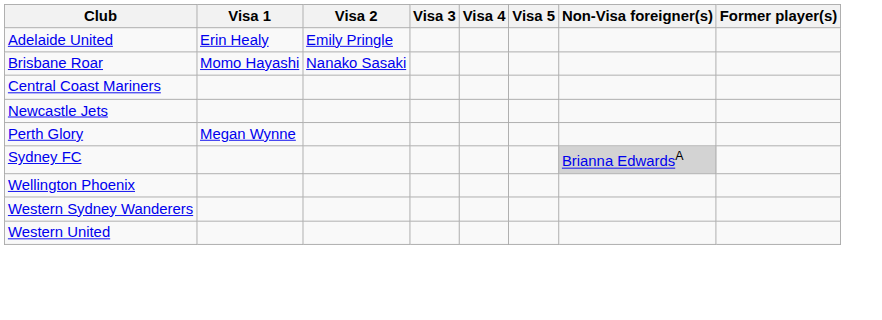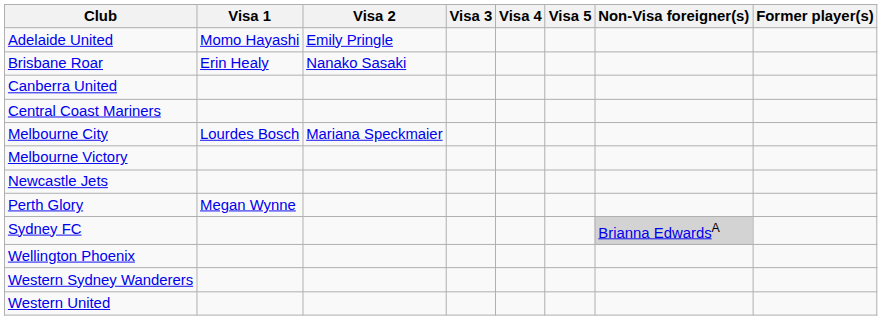(234, 39) Erin Healy -> (250, 39) Momo Hayashi
(250, 63) Momo Hayashi -> (234, 63) Erin Healy
+ row: (62, 87)
+ row: (58, 134)
+ row: (68, 157)
